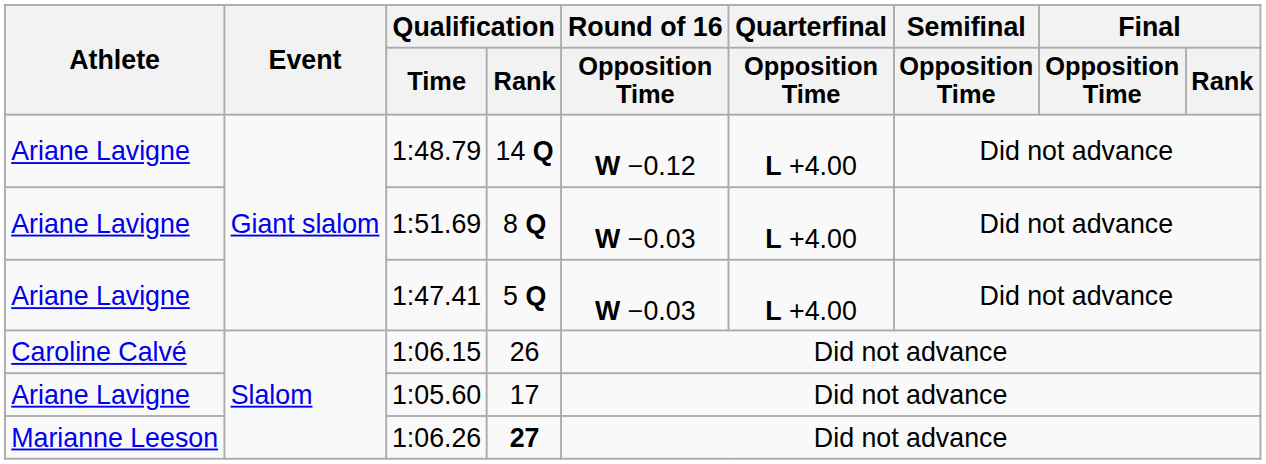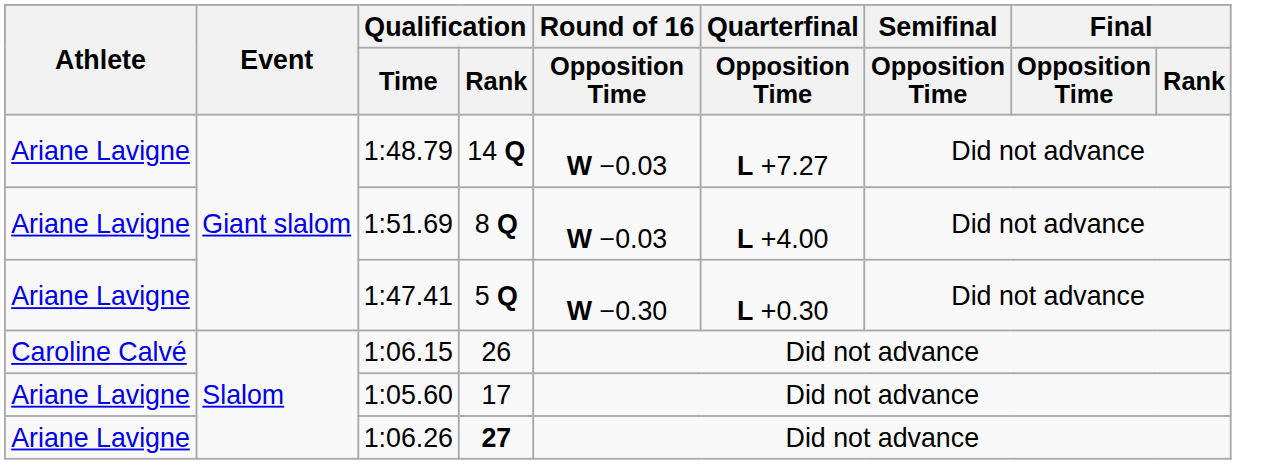(645, 166) W −0.12 -> (617, 166) W −0.03
(811, 166) L +4.00 -> (783, 166) L +7.27
(645, 311) W −0.03 -> (617, 311) W −0.30
(811, 311) L +4.00 -> (783, 311) L +0.30
(115, 437) Marianne Leeson -> (101, 437) Ariane Lavigne
